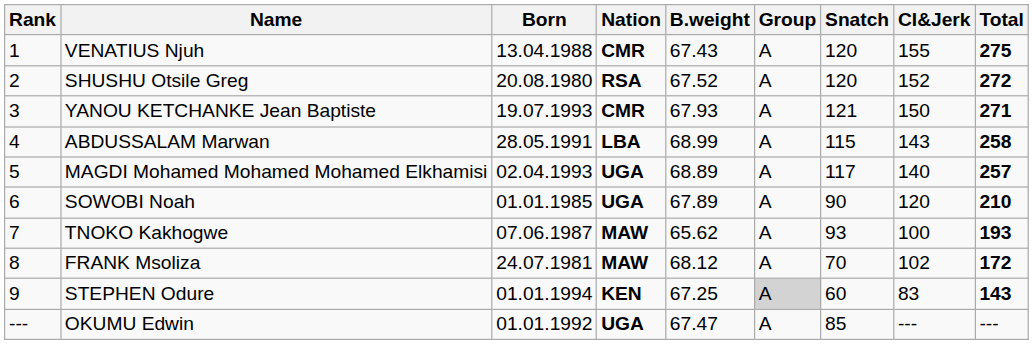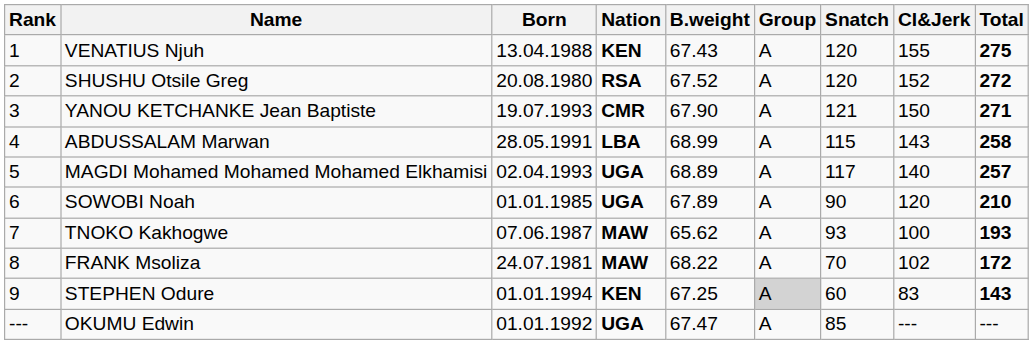(623, 50) CMR -> (621, 50) KEN
(694, 111) 67.93 -> (694, 111) 67.90
(694, 263) 68.12 -> (694, 263) 68.22
